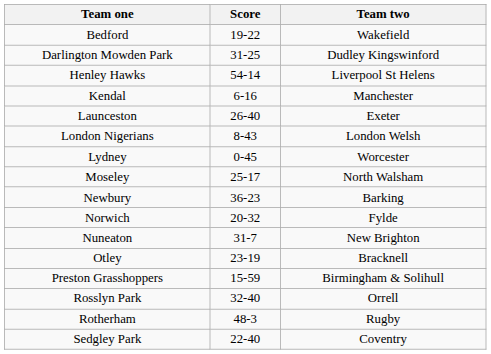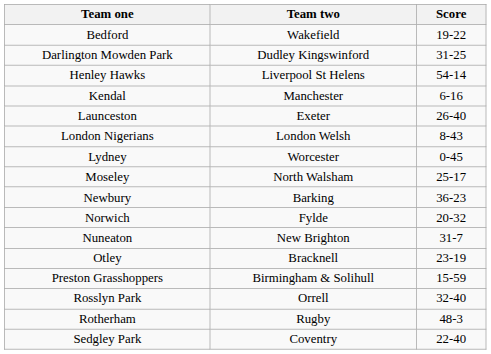columns swapped: (383, 14) <-> (245, 14)
